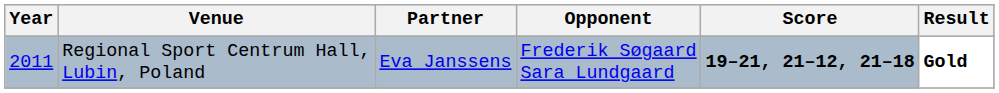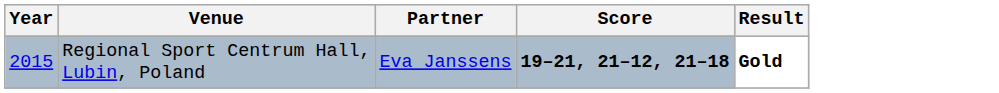- column: (608, 20)
(31, 62) 2011 -> (31, 62) 2015
